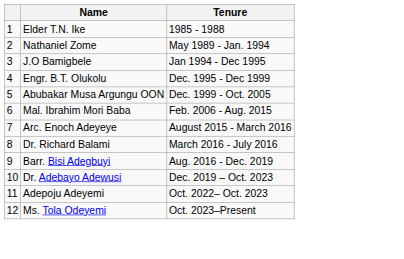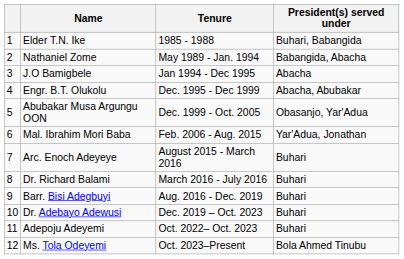+ column: (336, 18)
